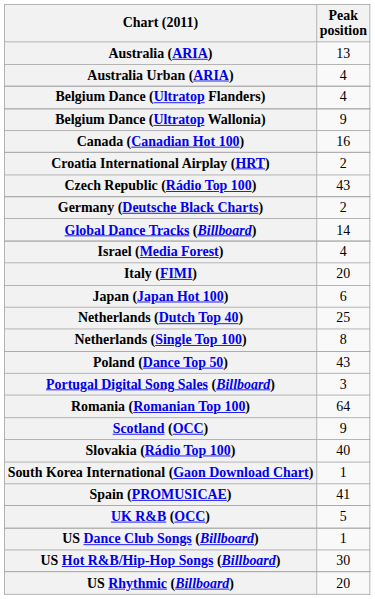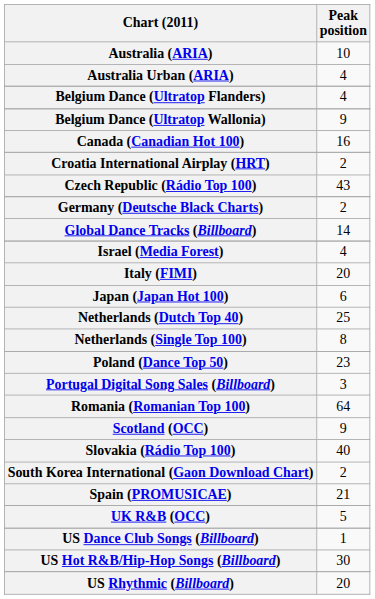(343, 53) 13 -> (343, 53) 10
(343, 362) 43 -> (343, 362) 23
(343, 472) 1 -> (343, 472) 2
(343, 494) 41 -> (343, 494) 21
